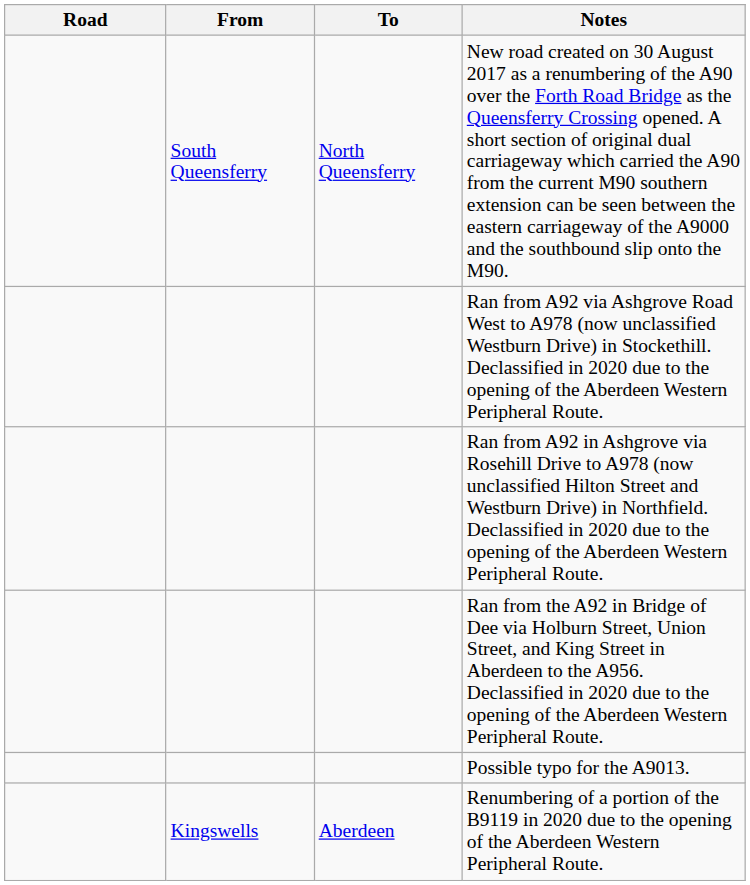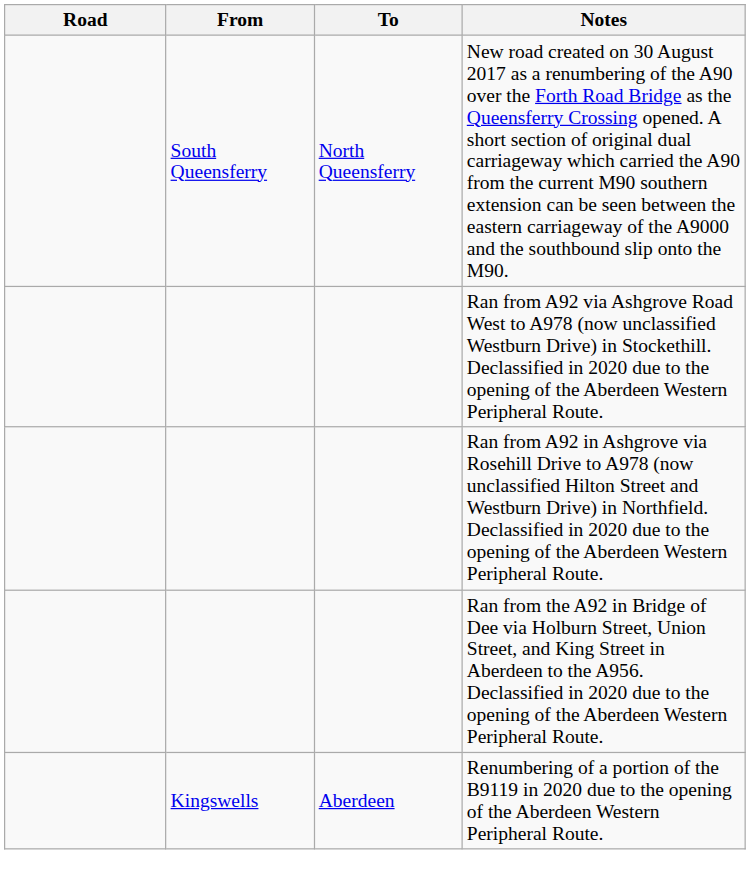- row: (578, 767)
